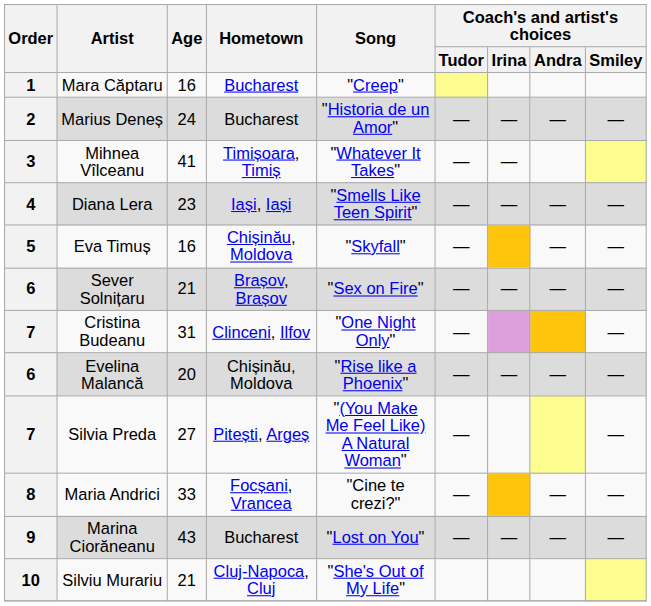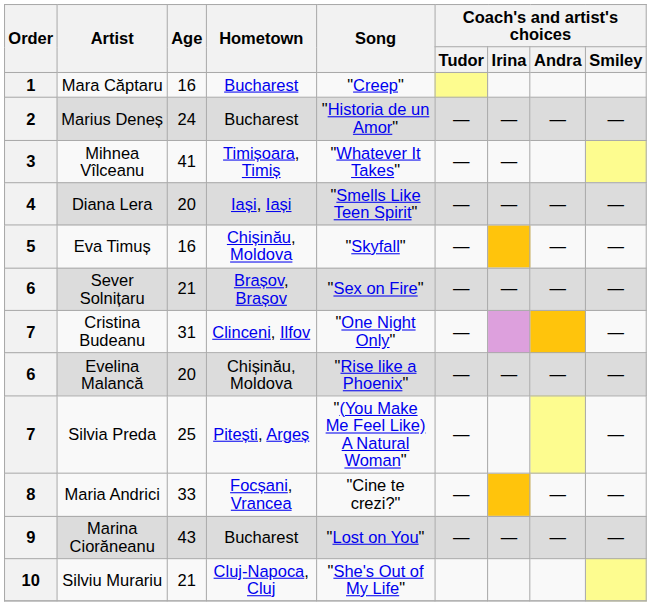(187, 204) 23 -> (187, 204) 20
(187, 434) 27 -> (187, 434) 25
